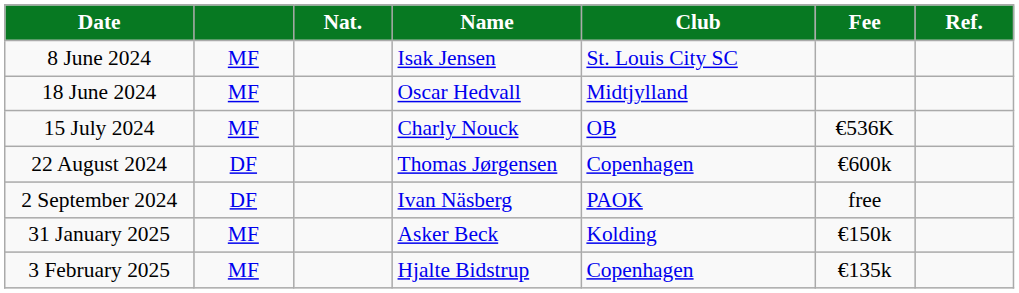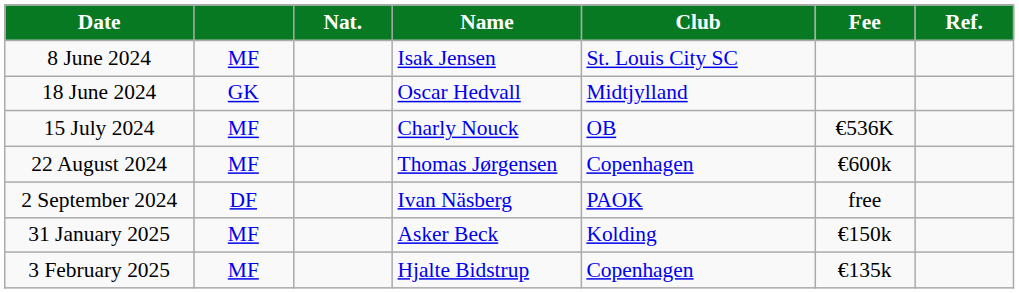(243, 93) MF -> (243, 93) GK
(243, 164) DF -> (243, 164) MF
